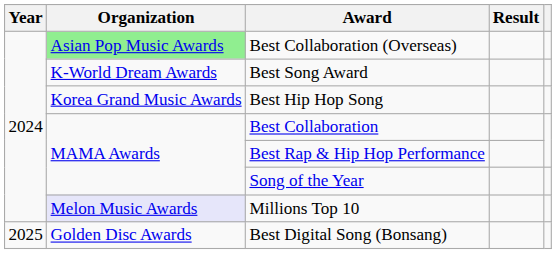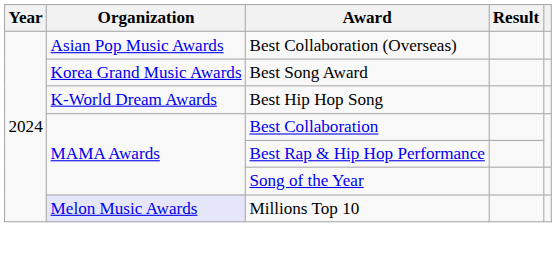(137, 45) lightgreen background -> (137, 45) no background
(134, 72) K-World Dream Awards -> (146, 72) Korea Grand Music Awards
(146, 99) Korea Grand Music Awards -> (134, 99) K-World Dream Awards
- row: (348, 235)
